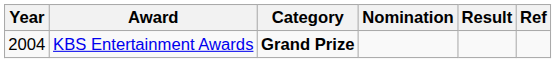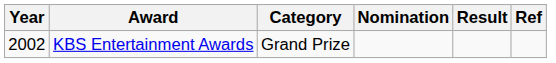(27, 44) 2004 -> (27, 44) 2002
(308, 44) bold -> (306, 44) normal
